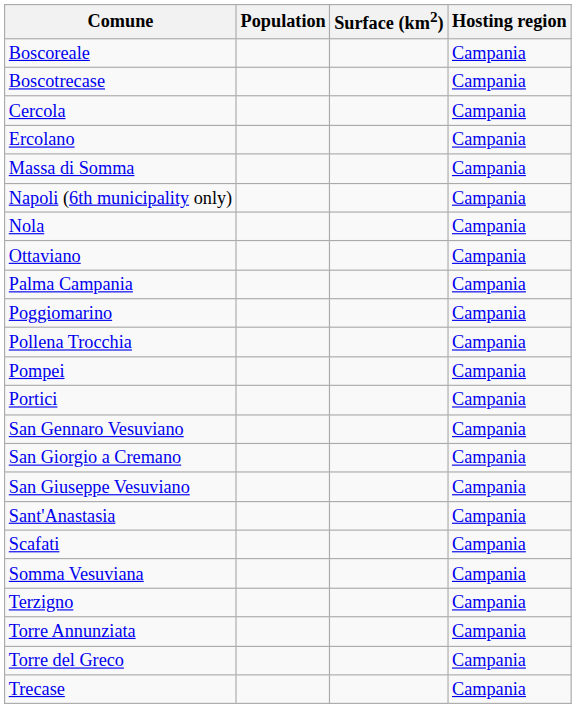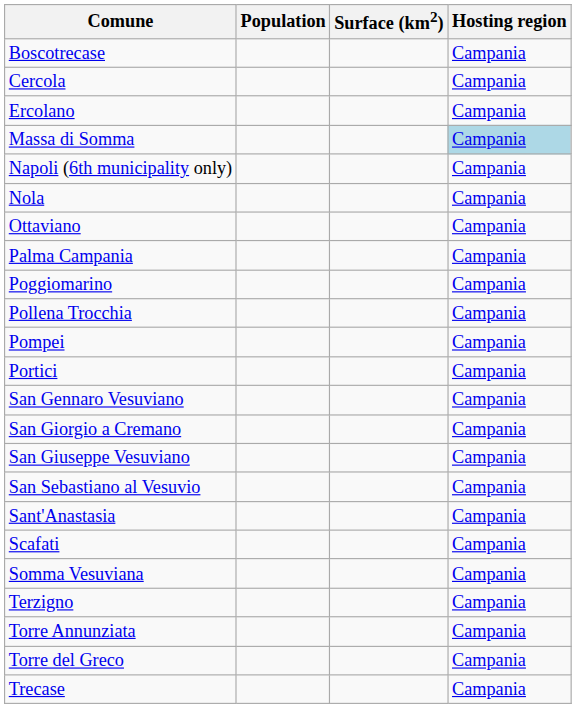- row: (49, 52)
(489, 168) no background -> (489, 139) lightblue background
+ row: (105, 486)
